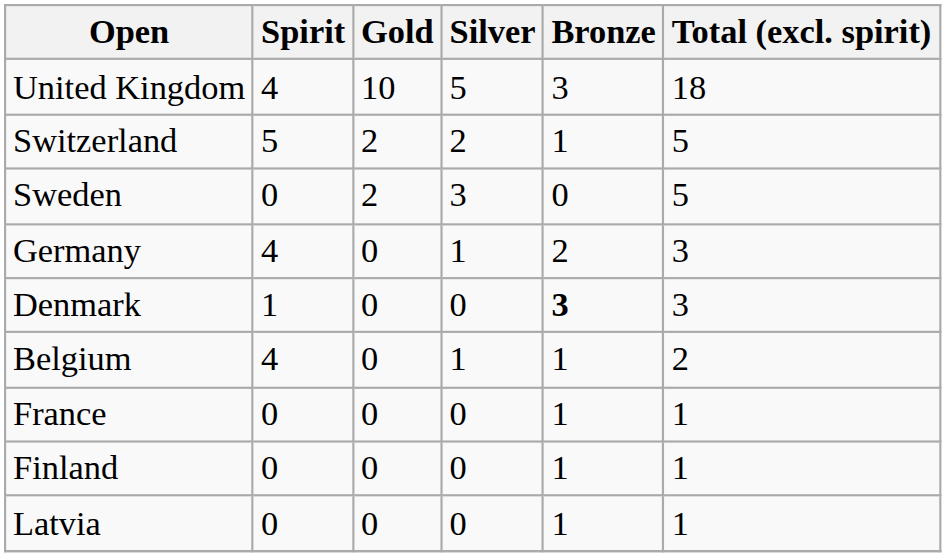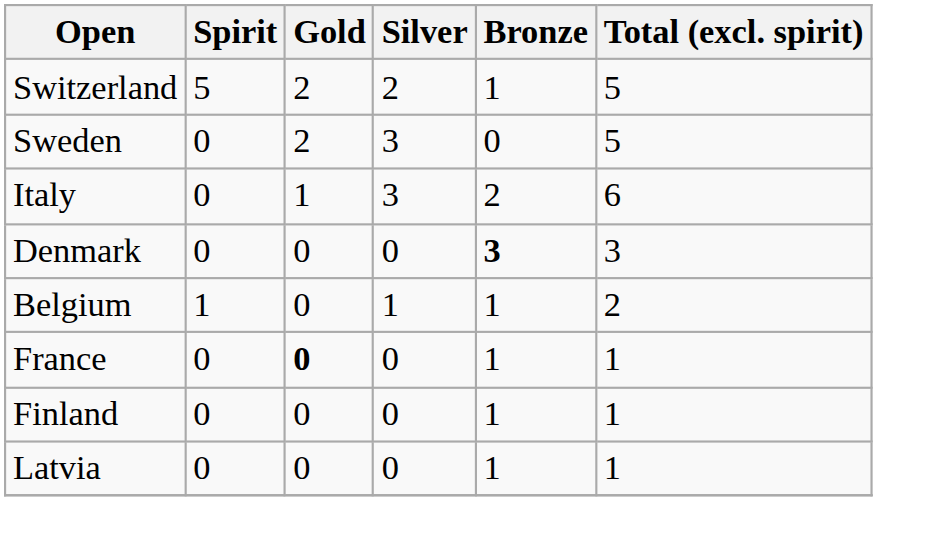- row: (129, 86)
+ row: (45, 195)
- row: (77, 250)
(270, 304) 1 -> (202, 250) 0
(270, 359) 4 -> (202, 304) 1
(370, 413) normal -> (302, 359) bold
